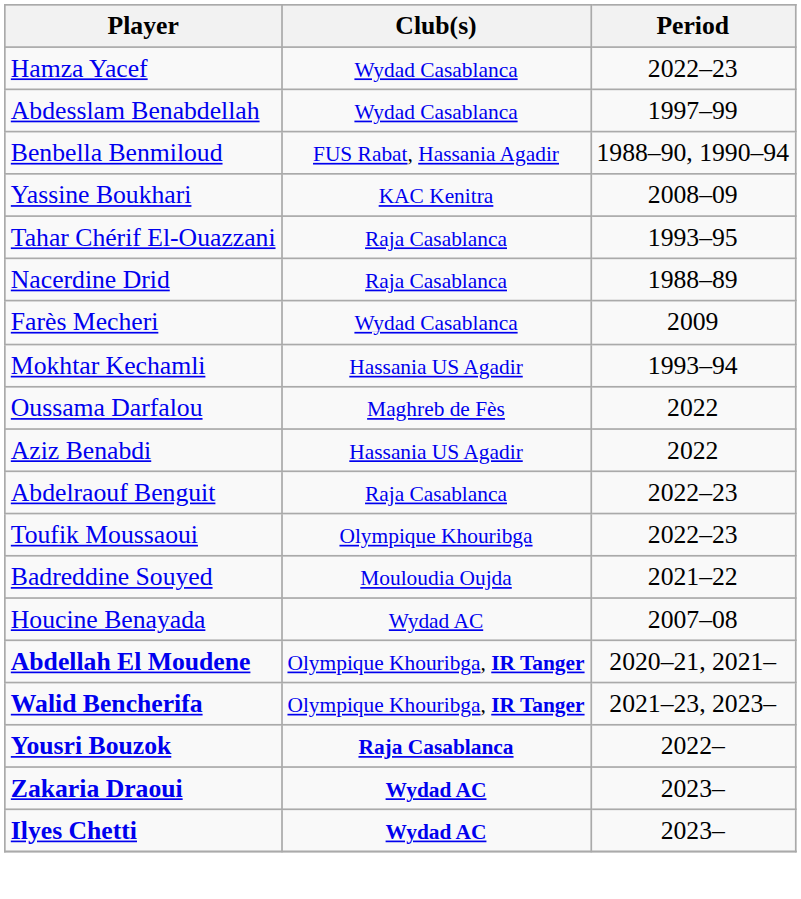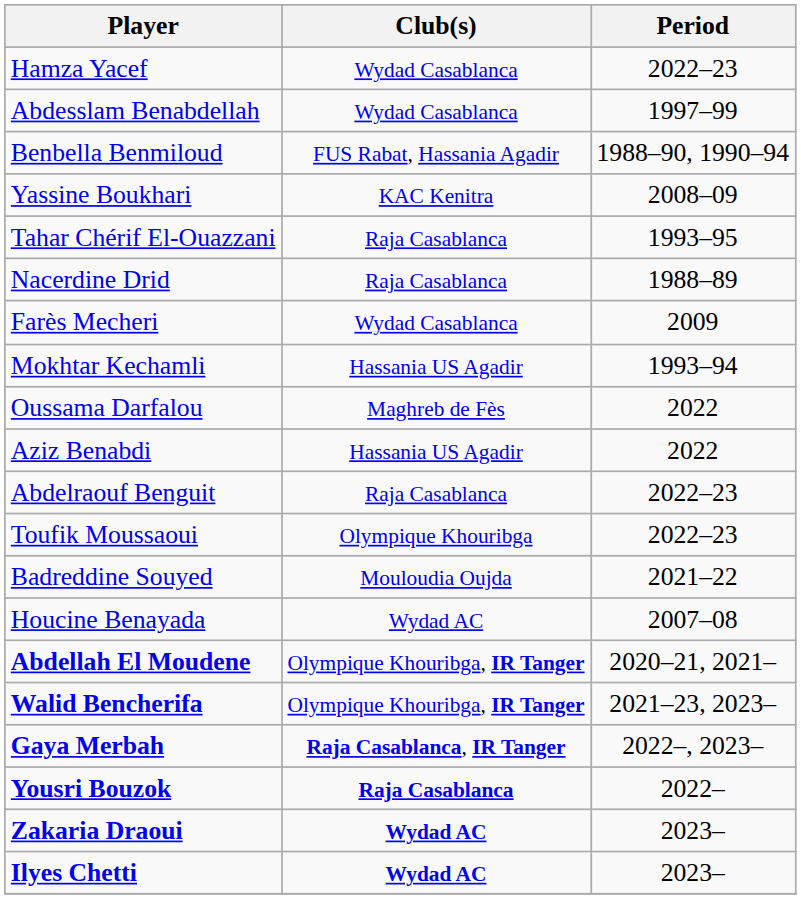+ row: (87, 745)
